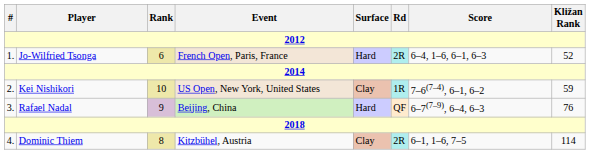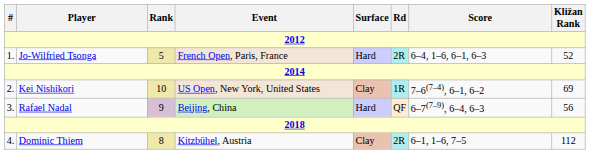(161, 55) 6 -> (161, 55) 5
(568, 89) 59 -> (568, 89) 69
(568, 107) 76 -> (568, 107) 56
(568, 141) 114 -> (568, 141) 112
